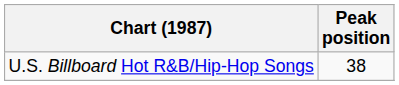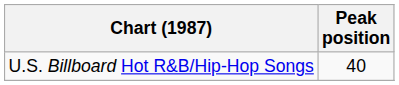(356, 66) 38 -> (356, 66) 40
